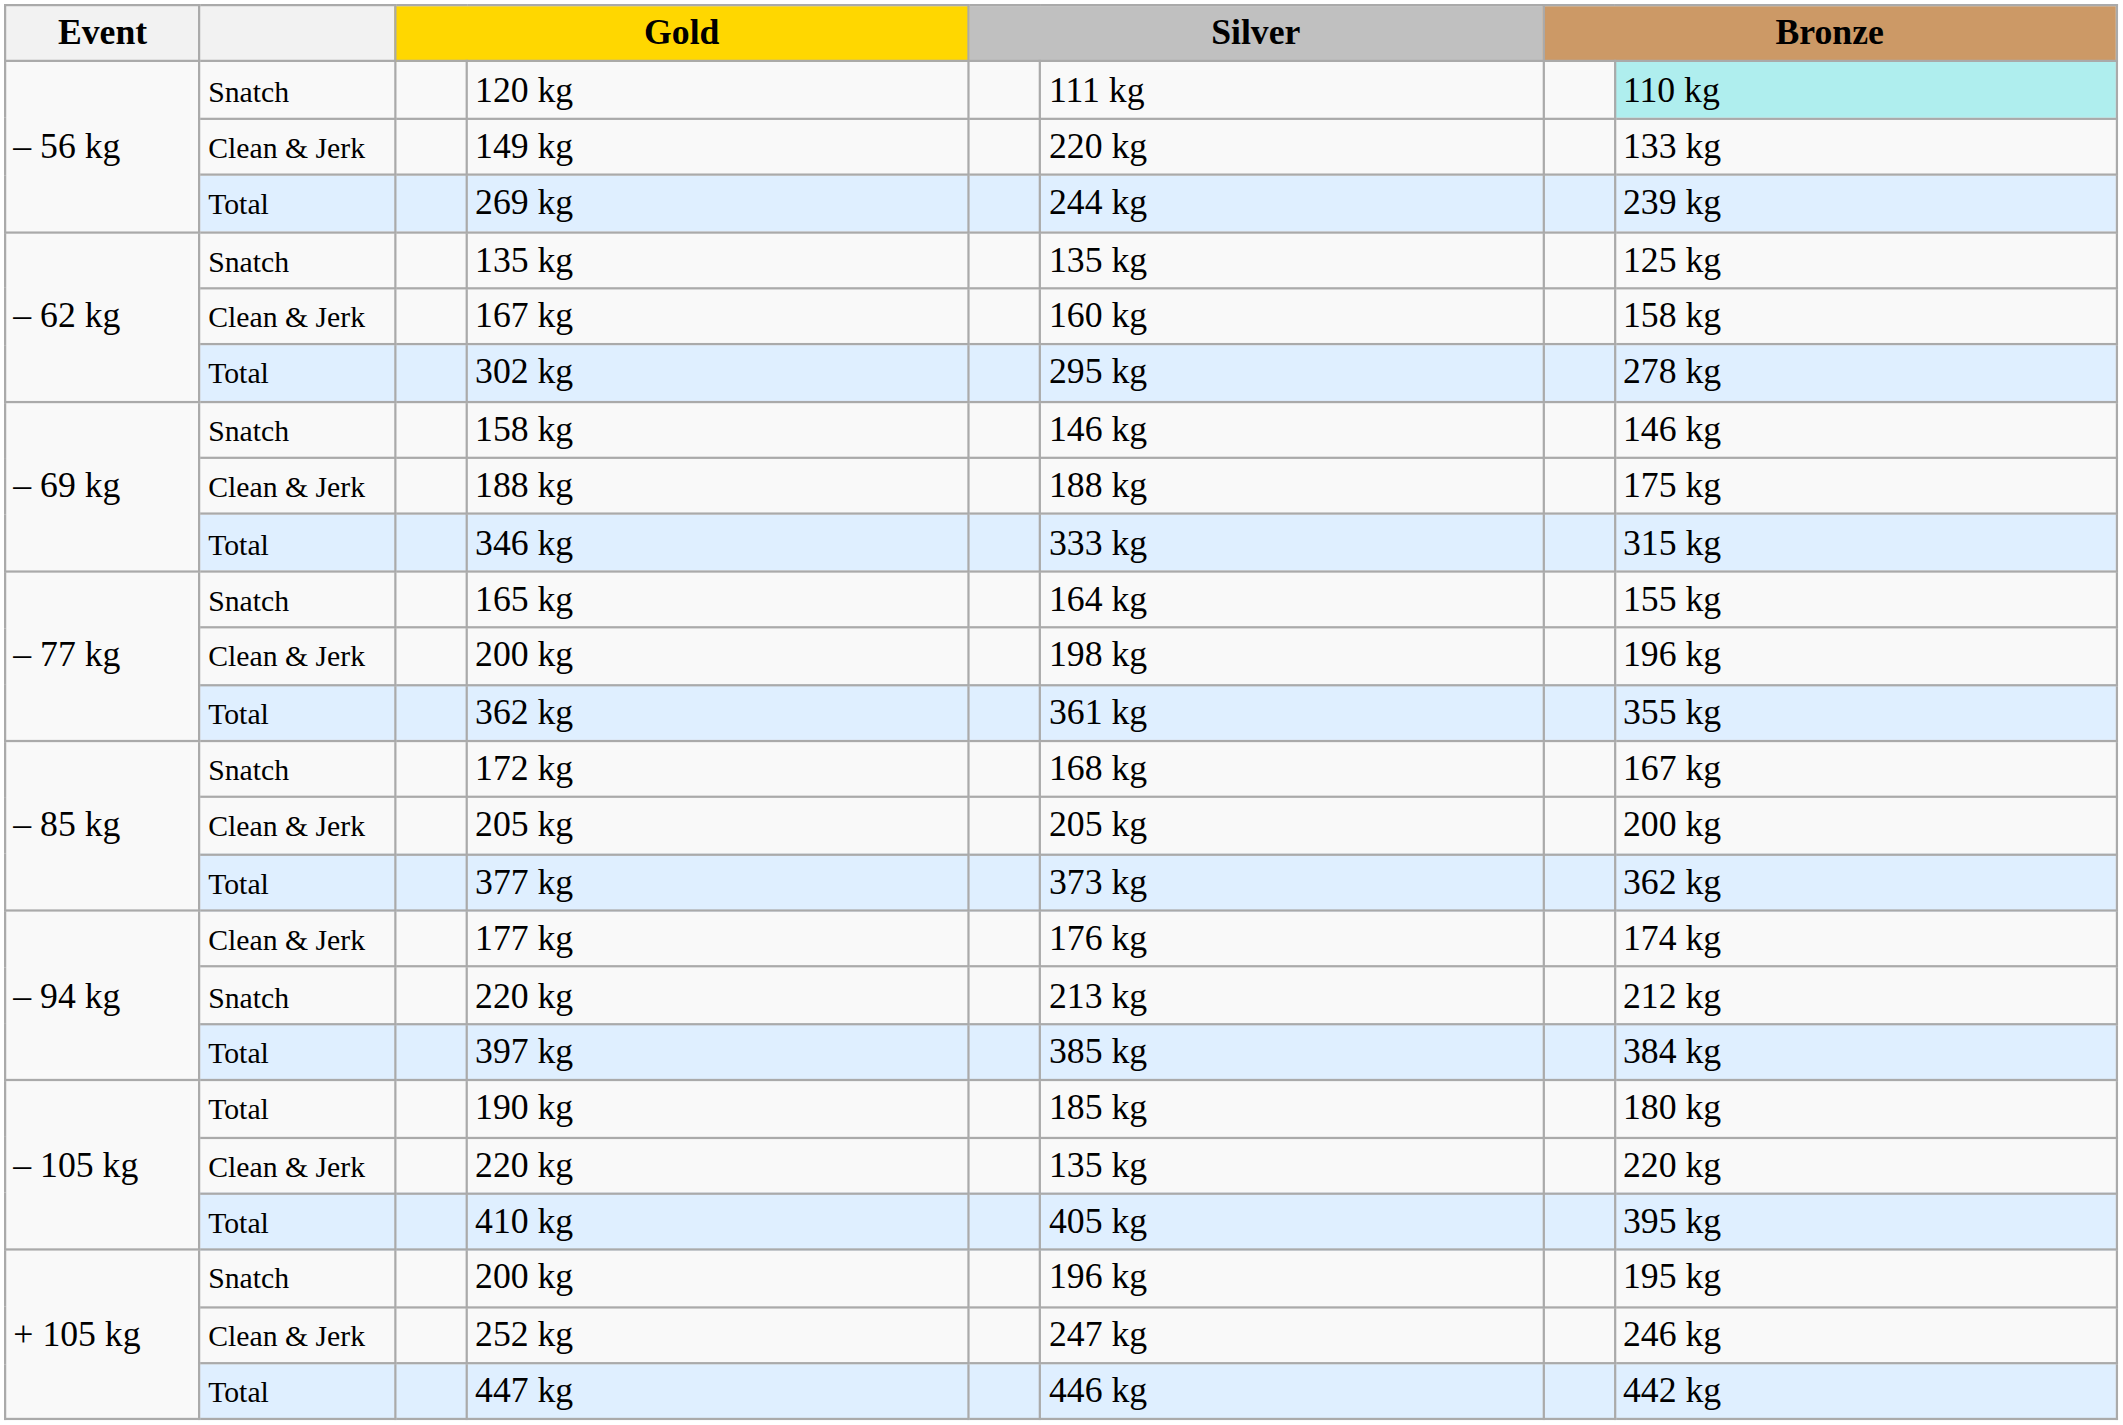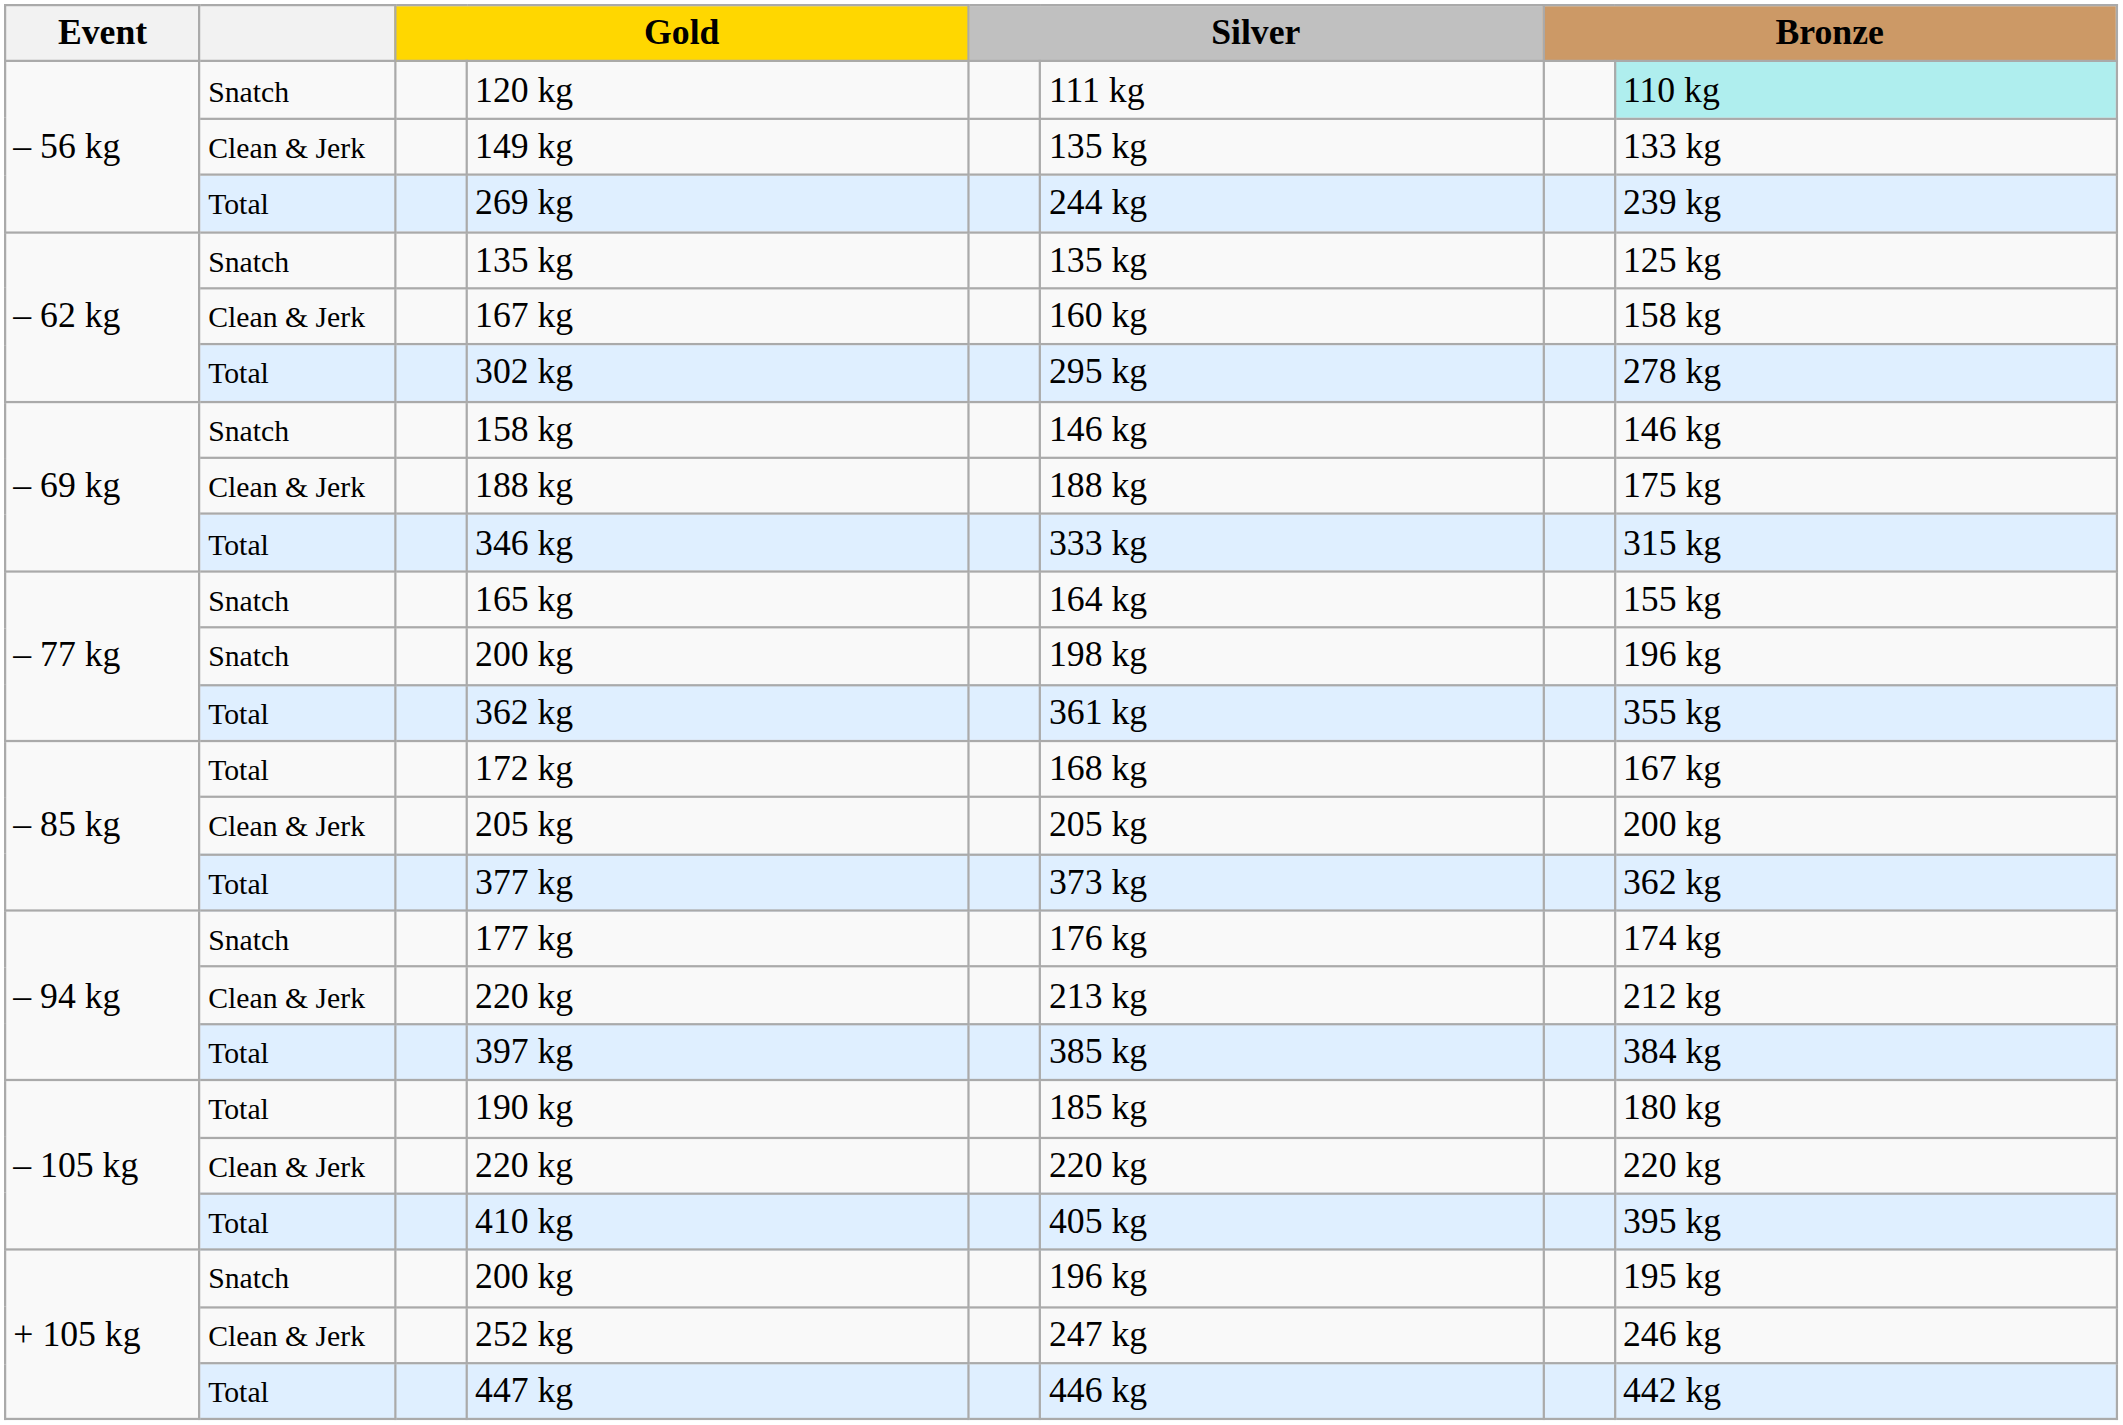(1098, 145) 220 kg -> (1098, 145) 135 kg
(287, 657) Clean & Jerk -> (249, 657) Snatch
(249, 770) Snatch -> (239, 770) Total
(287, 940) Clean & Jerk -> (249, 940) Snatch
(249, 996) Snatch -> (287, 996) Clean & Jerk
(1098, 1164) 135 kg -> (1098, 1164) 220 kg
